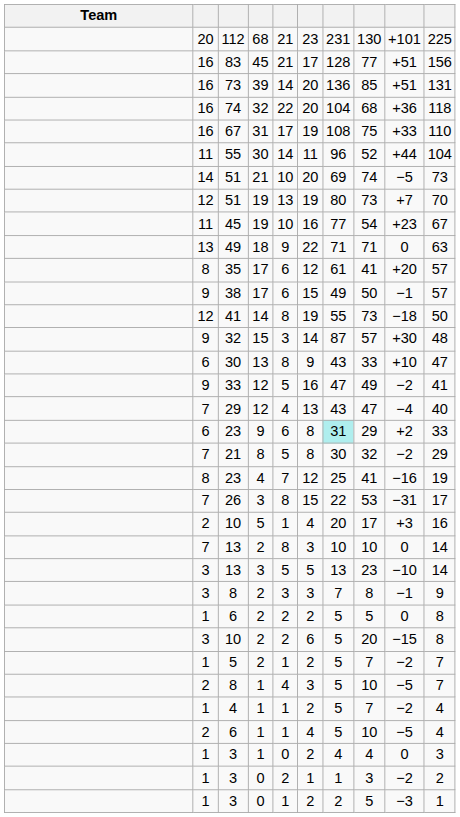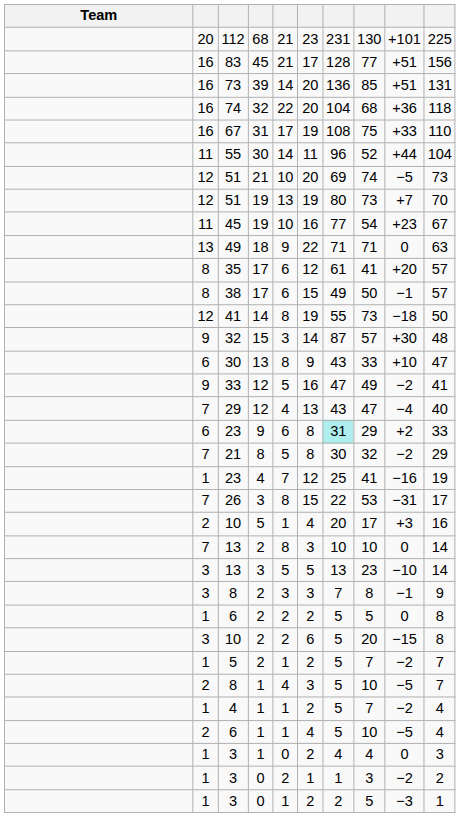(206, 177) 14 -> (206, 177) 12
(206, 293) 9 -> (206, 293) 8
(206, 477) 8 -> (206, 477) 1
